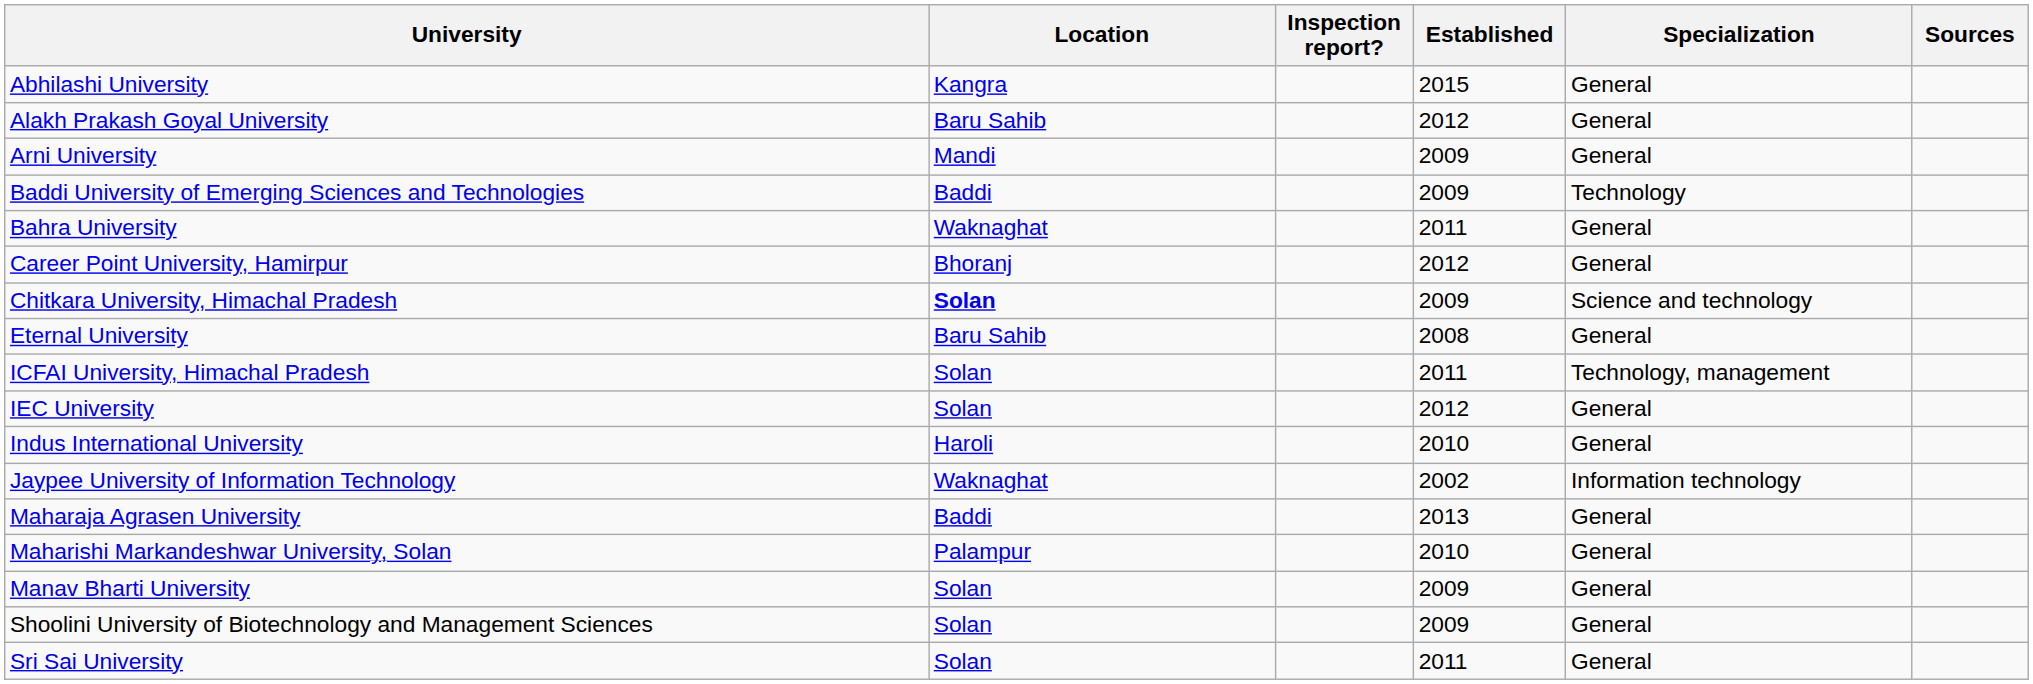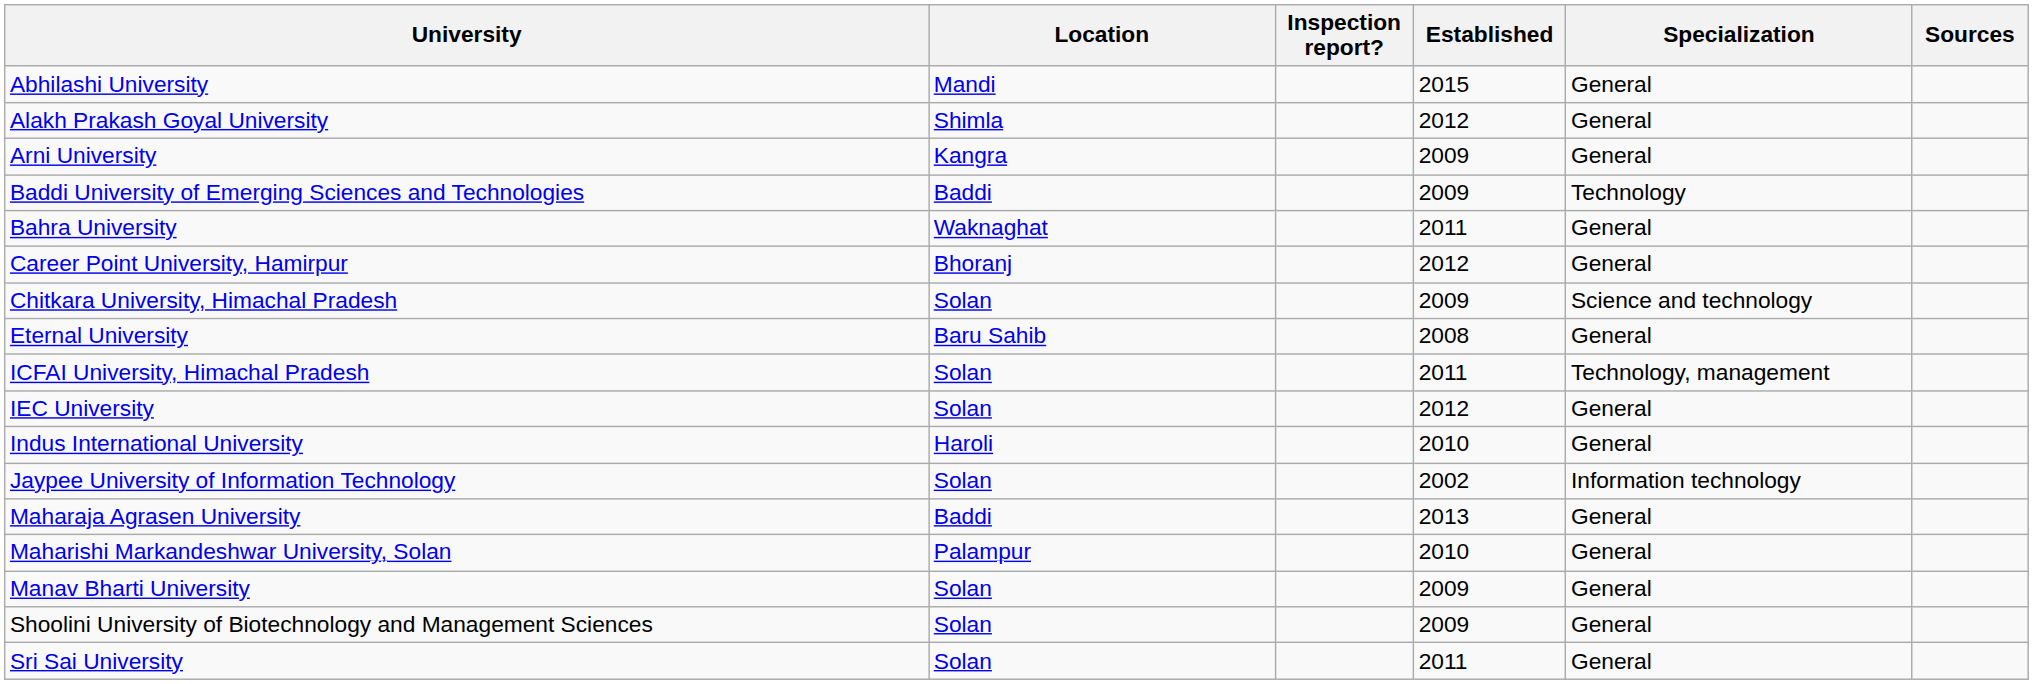(970, 84) Kangra -> (965, 84) Mandi
(990, 120) Baru Sahib -> (968, 120) Shimla
(965, 156) Mandi -> (970, 156) Kangra
(965, 300) bold -> (963, 300) normal
(991, 480) Waknaghat -> (963, 480) Solan
